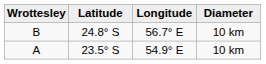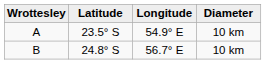rows swapped: (36, 50) <-> (36, 31)
